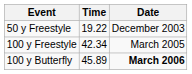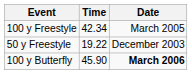rows swapped: (39, 28) <-> (42, 45)
(94, 61) 45.89 -> (94, 61) 45.90
